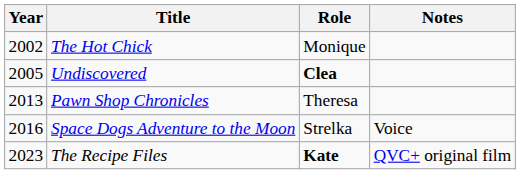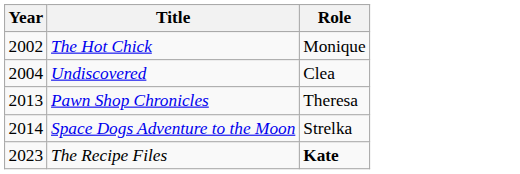- column: (442, 18)
(26, 73) 2005 -> (26, 73) 2004
(320, 73) bold -> (319, 73) normal
(26, 127) 2016 -> (26, 127) 2014
